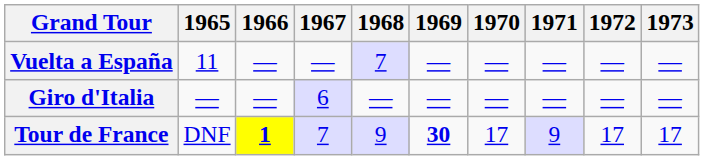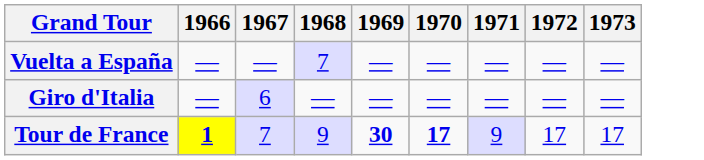- column: (207, 23)
(496, 135) normal -> (439, 135) bold
